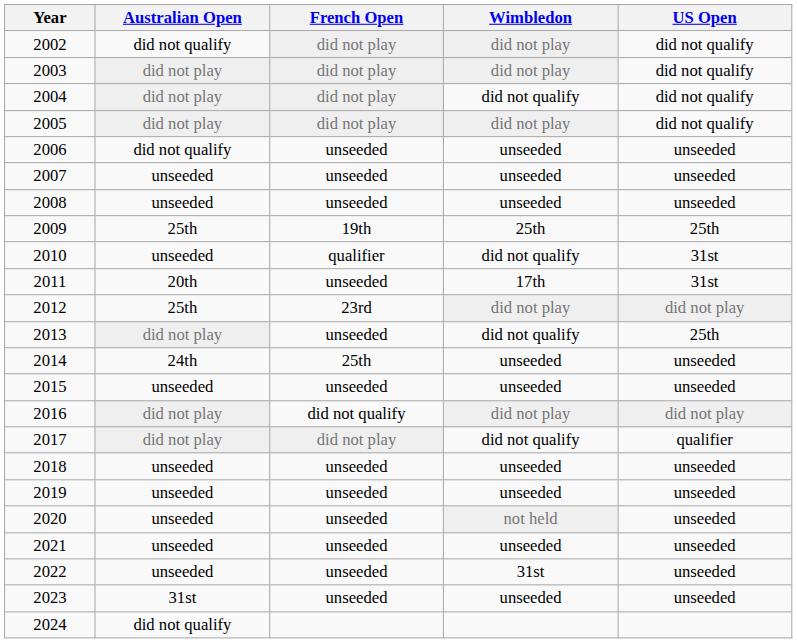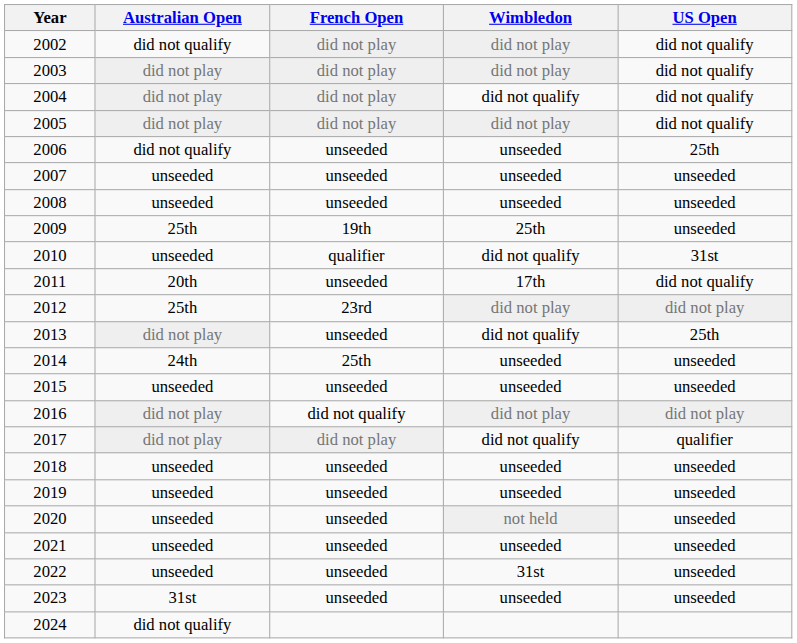(705, 149) unseeded -> (705, 149) 25th
(705, 228) 25th -> (705, 228) unseeded
(705, 281) 31st -> (705, 281) did not qualify
